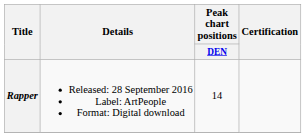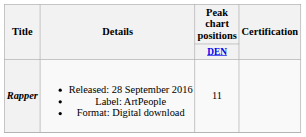(217, 96) 14 -> (217, 96) 11
